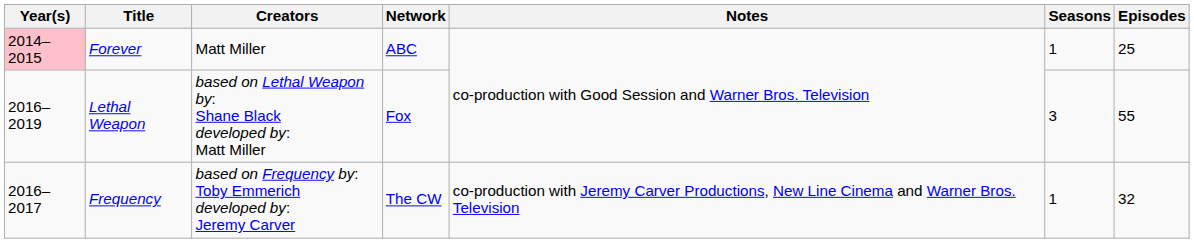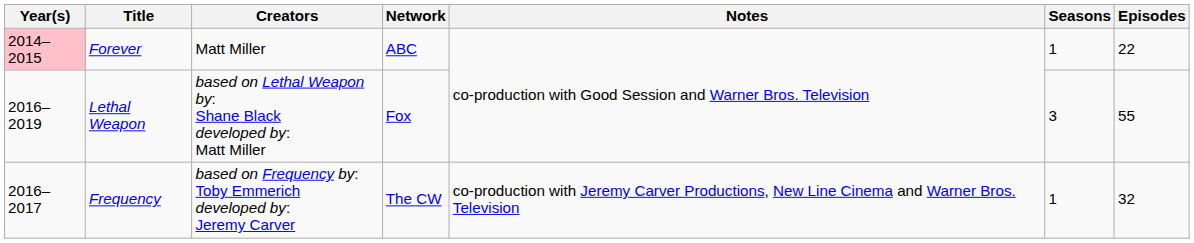(1126, 49) 25 -> (1126, 49) 22
